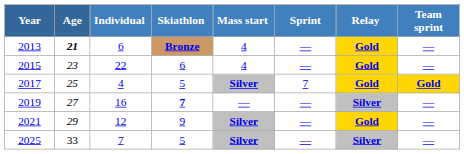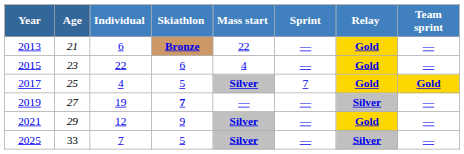(72, 46) bold -> (72, 46) normal
(244, 46) 4 -> (244, 46) 22
(121, 102) 16 -> (121, 102) 19
